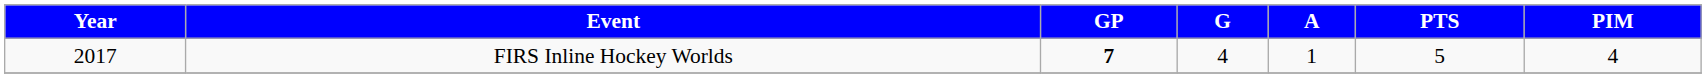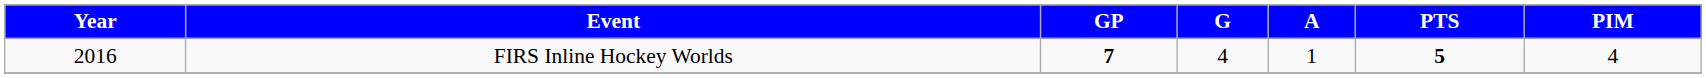(95, 55) 2017 -> (95, 55) 2016
(1440, 55) normal -> (1440, 55) bold
